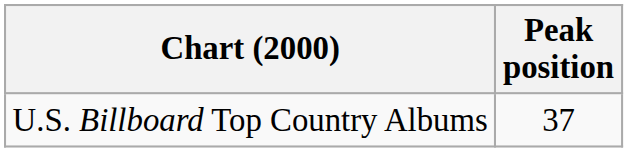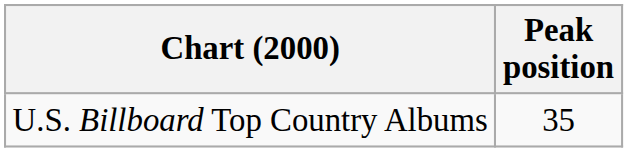(559, 119) 37 -> (559, 119) 35
